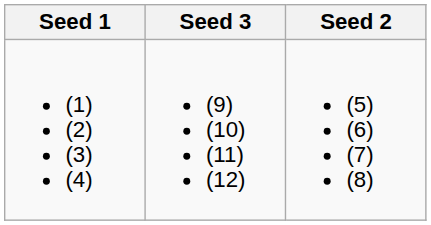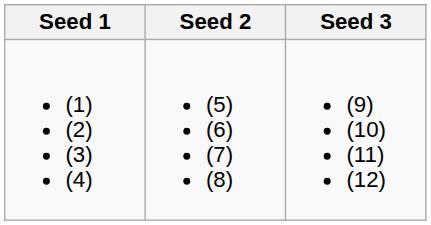columns swapped: (356, 22) <-> (215, 22)
